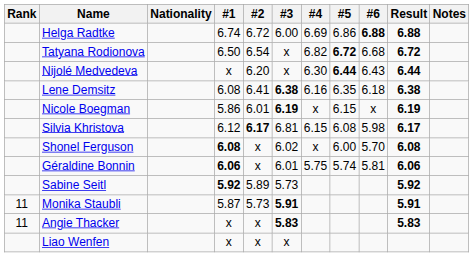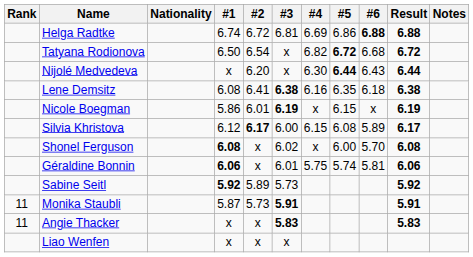(287, 33) 6.00 -> (287, 33) 6.81
(287, 128) 6.81 -> (287, 128) 6.00
(373, 128) 5.98 -> (373, 128) 5.89
